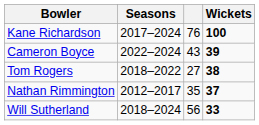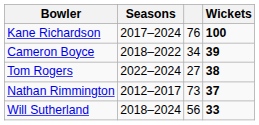(151, 52) 2022–2024 -> (151, 52) 2018–2022
(193, 52) 43 -> (193, 52) 34
(151, 71) 2018–2022 -> (151, 71) 2022–2024
(193, 91) 35 -> (193, 91) 73
